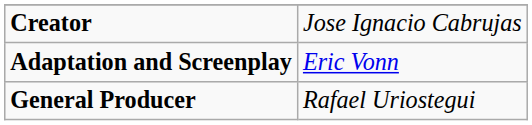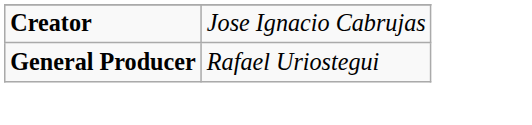- row: (151, 61)
